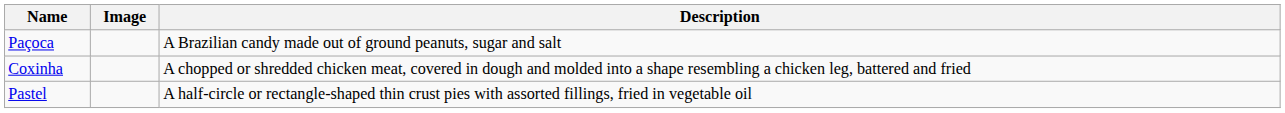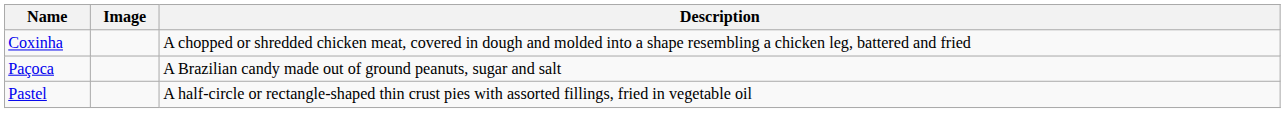rows swapped: (36, 68) <-> (31, 42)
